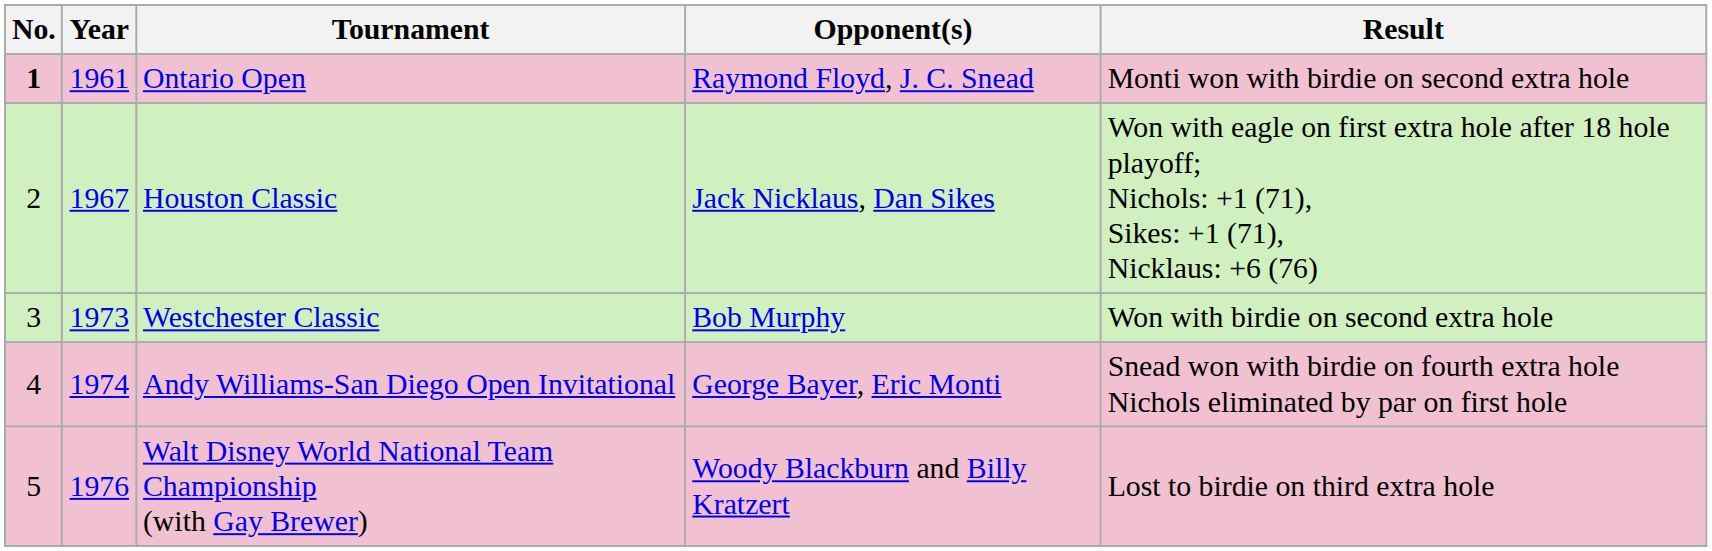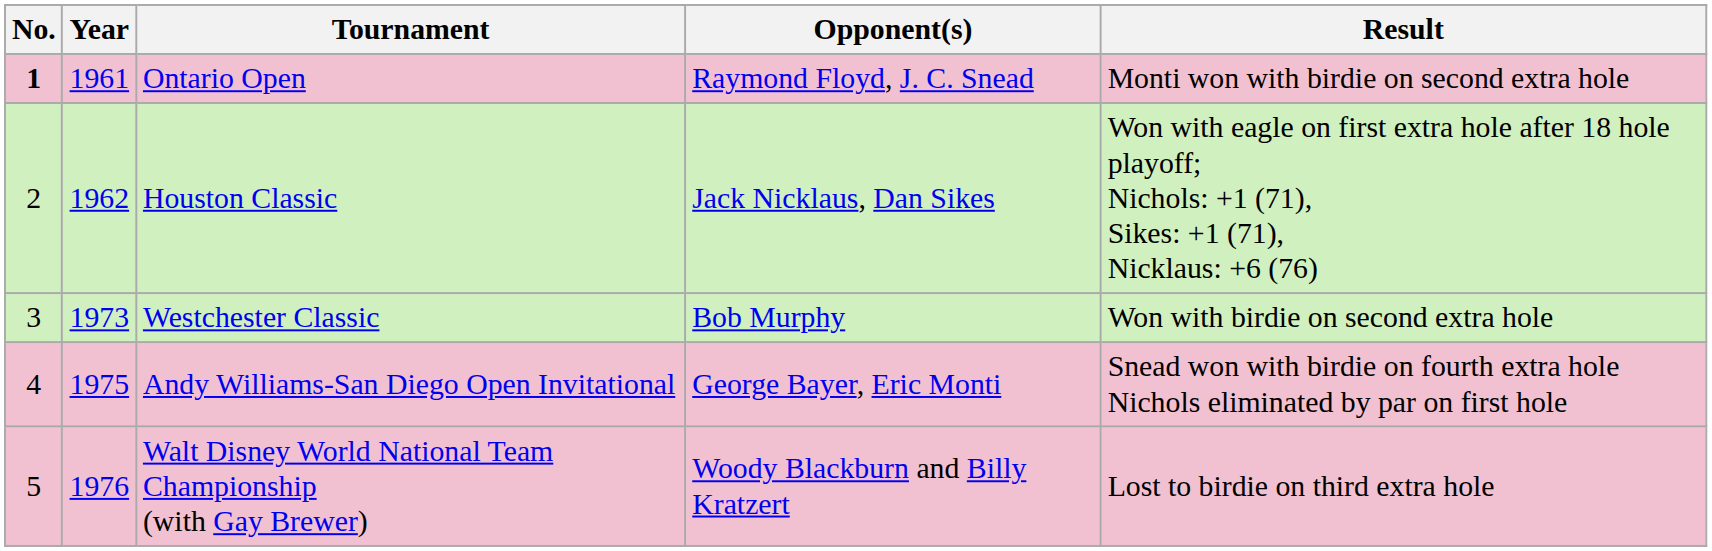(99, 198) 1967 -> (99, 198) 1962
(99, 384) 1974 -> (99, 384) 1975
